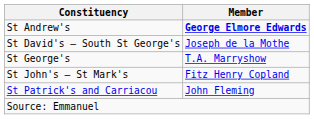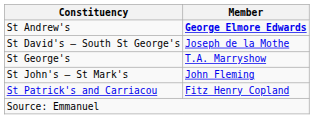(237, 75) Fitz Henry Copland -> (220, 75) John Fleming
(220, 91) John Fleming -> (237, 91) Fitz Henry Copland
